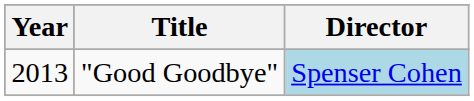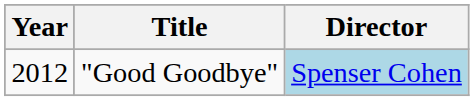(40, 71) 2013 -> (40, 71) 2012
